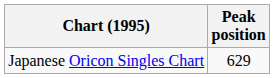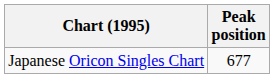(239, 60) 629 -> (239, 60) 677
